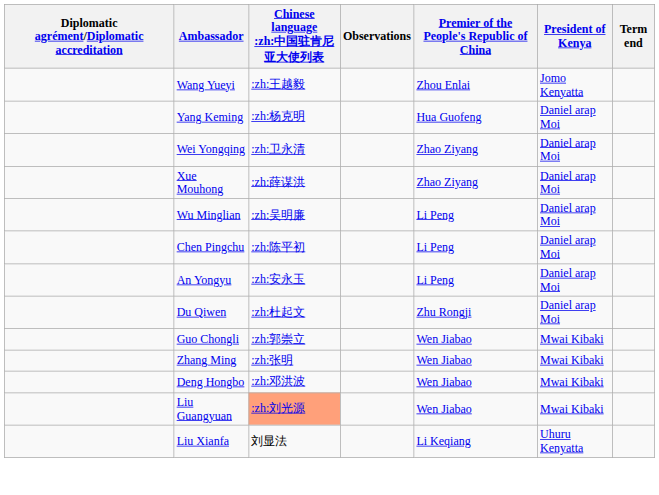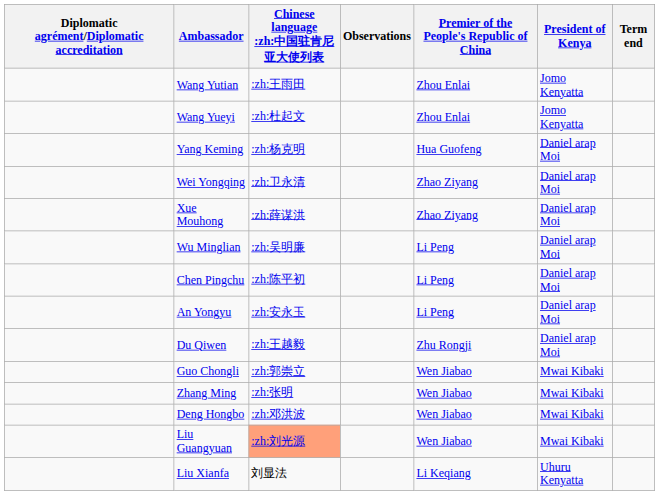+ row: (207, 84)
(278, 84) :zh:王越毅 -> (278, 116) :zh:杜起文
(278, 312) :zh:杜起文 -> (278, 344) :zh:王越毅
